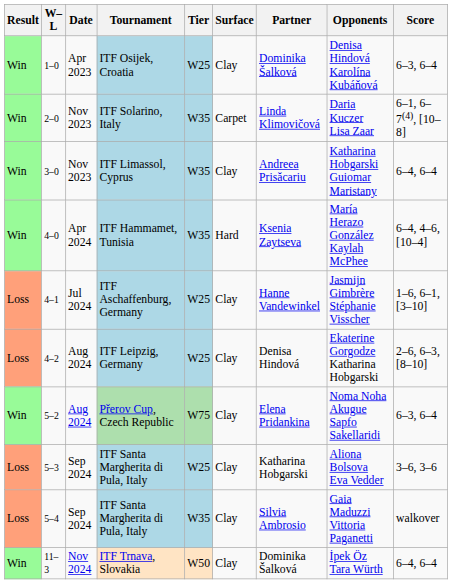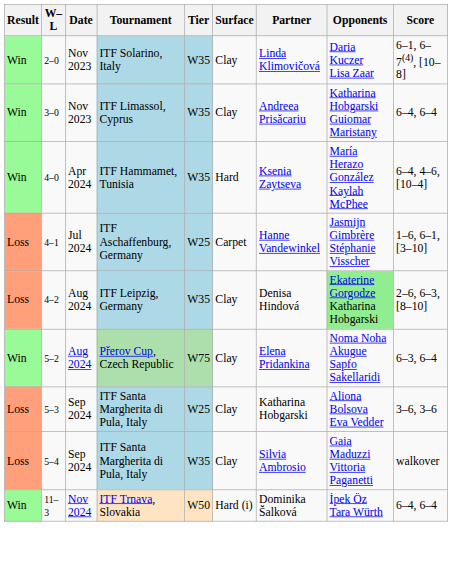- row: (52, 65)
(231, 118) Carpet -> (226, 60) Clay
(226, 300) Clay -> (231, 242) Carpet
(199, 358) W25 -> (199, 300) W35
(354, 358) no background -> (354, 300) lightgreen background
(226, 563) Clay -> (234, 505) Hard (i)
